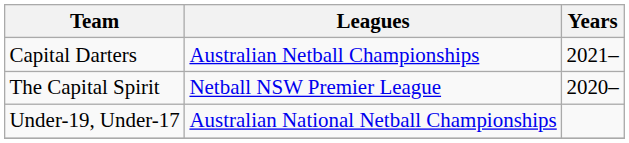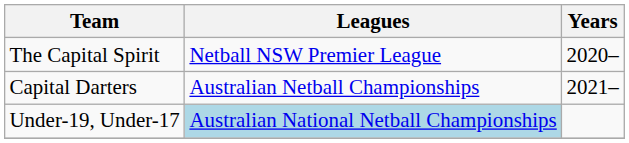rows swapped: (73, 54) <-> (85, 87)
(373, 120) no background -> (373, 120) lightblue background
